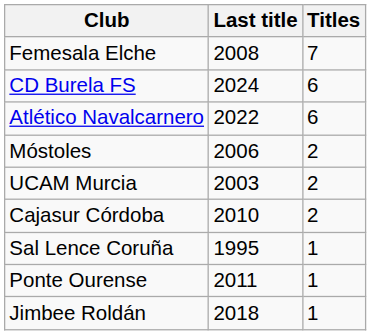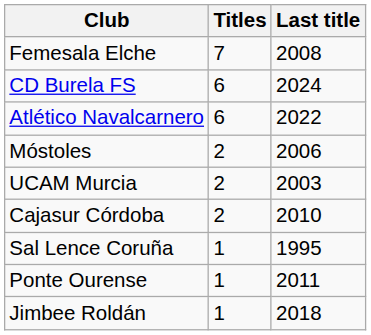columns swapped: (334, 20) <-> (256, 20)
